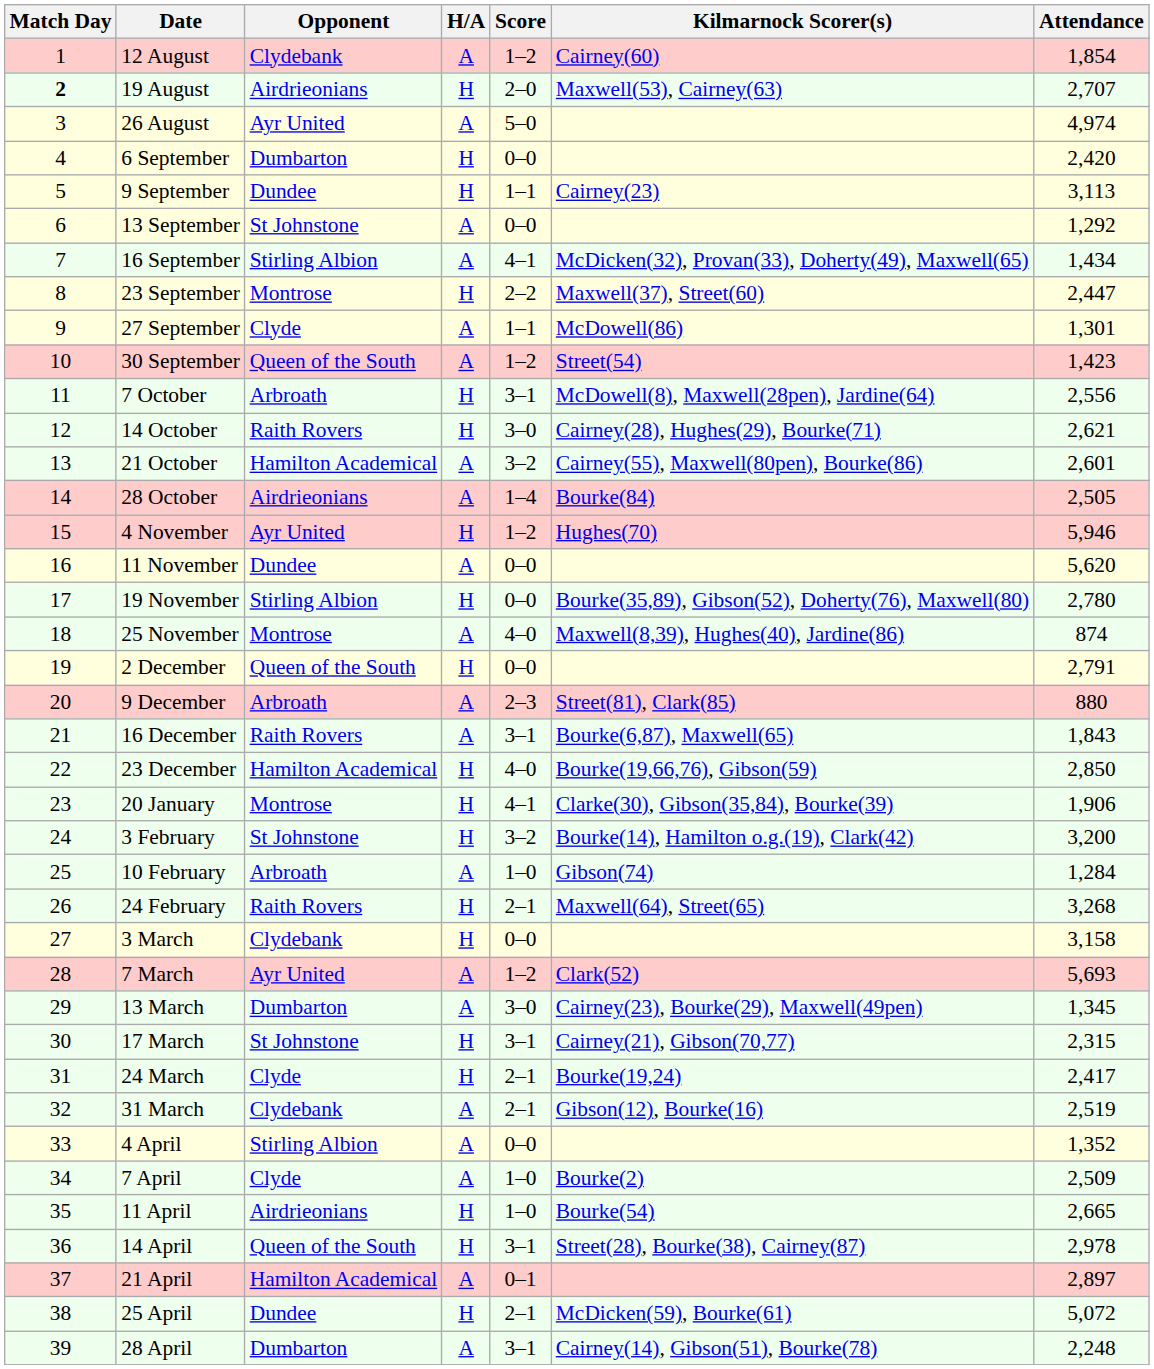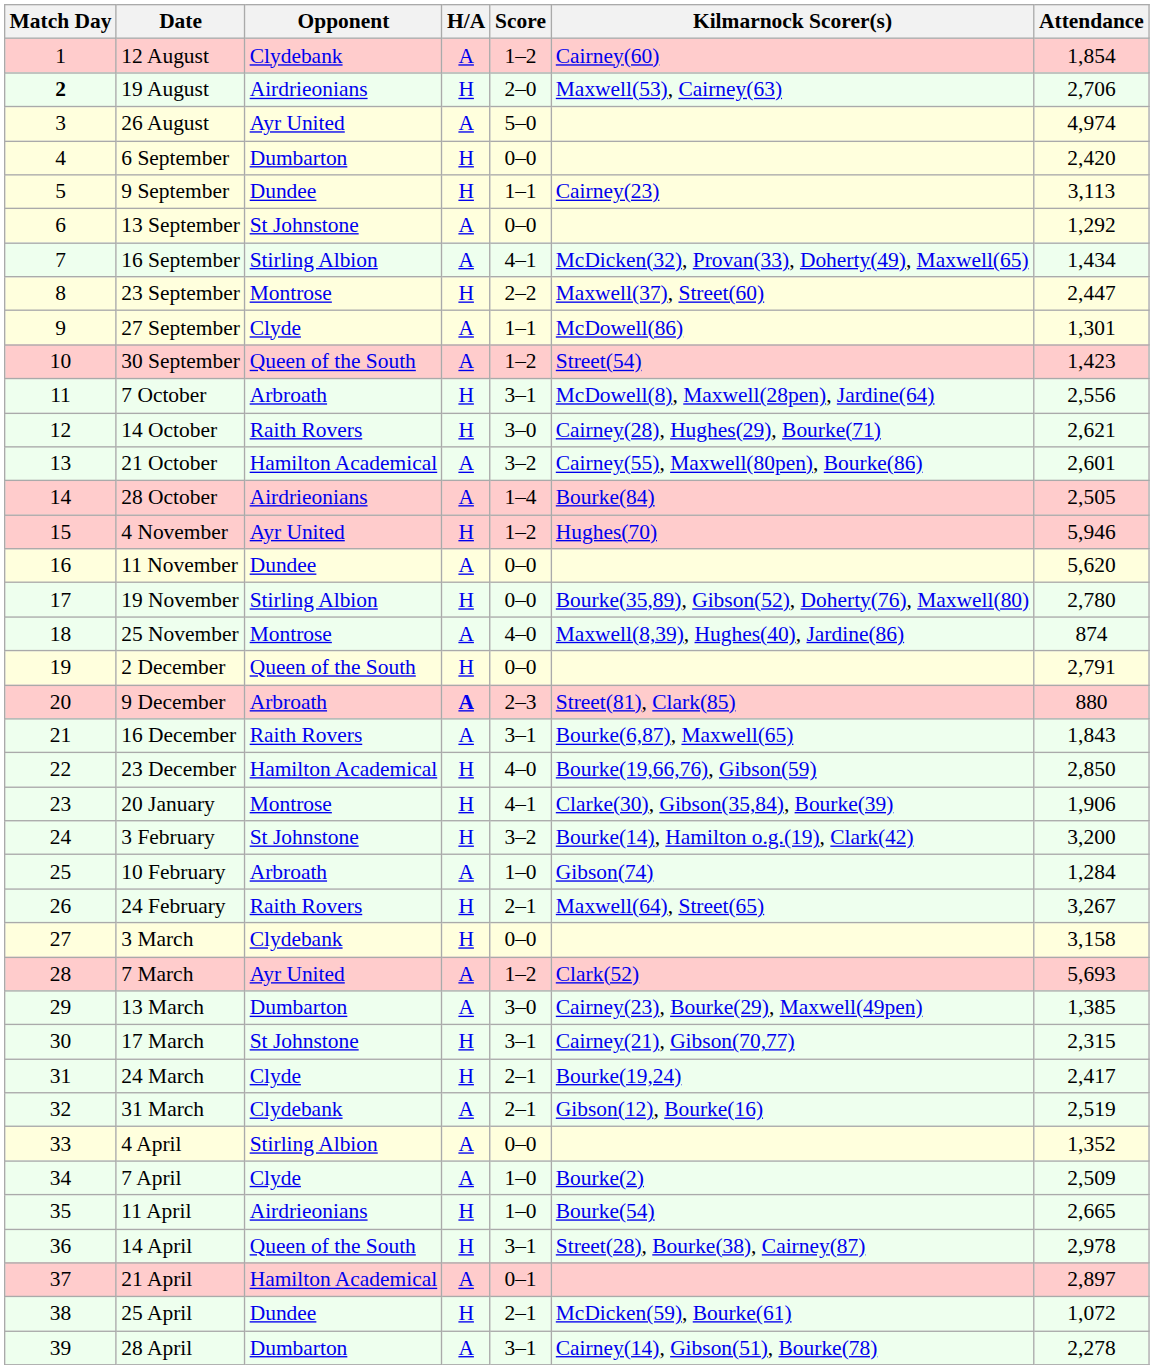(1091, 89) 2,707 -> (1091, 89) 2,706
(466, 701) normal -> (466, 701) bold
(1091, 905) 3,268 -> (1091, 905) 3,267
(1091, 1007) 1,345 -> (1091, 1007) 1,385
(1091, 1313) 5,072 -> (1091, 1313) 1,072
(1091, 1347) 2,248 -> (1091, 1347) 2,278
